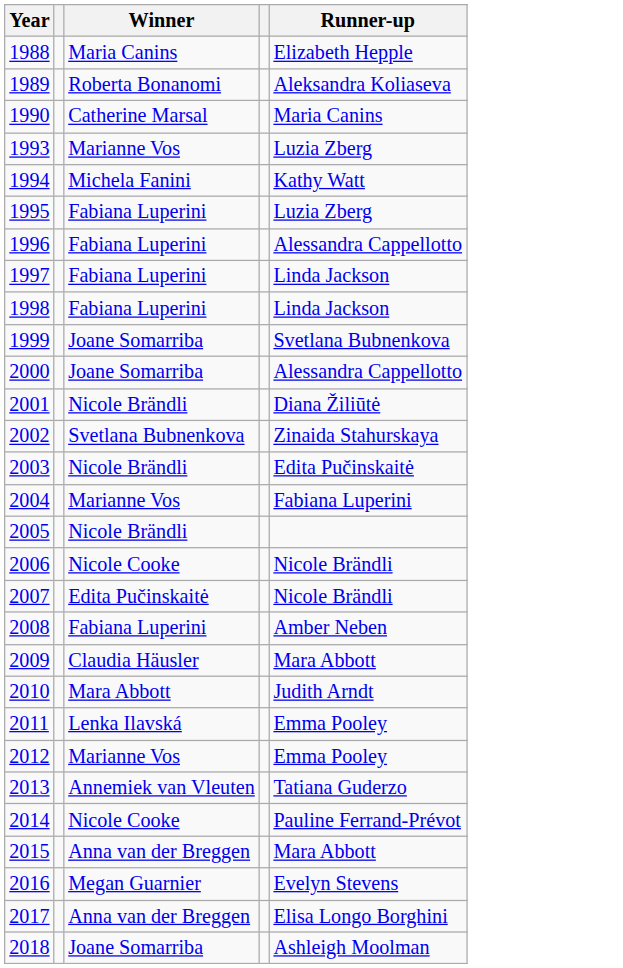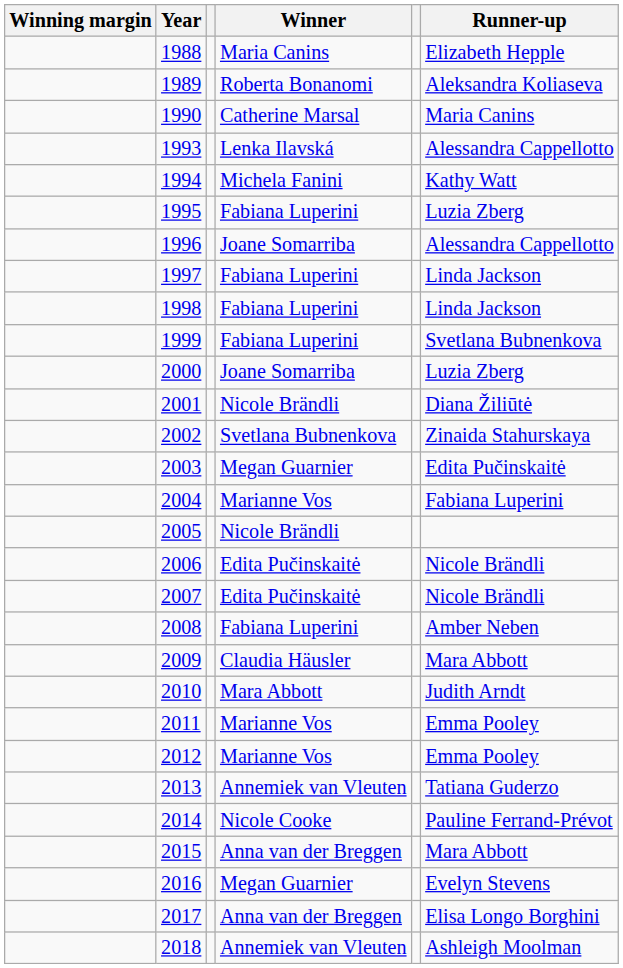+ column: (81, 20)
(124, 148) Marianne Vos -> (277, 148) Lenka Ilavská
(323, 148) Luzia Zberg -> (519, 148) Alessandra Cappellotto
(137, 244) Fabiana Luperini -> (287, 244) Joane Somarriba
(136, 340) Joane Somarriba -> (289, 340) Fabiana Luperini
(368, 372) Alessandra Cappellotto -> (475, 372) Luzia Zberg
(128, 468) Nicole Brändli -> (286, 468) Megan Guarnier
(124, 564) Nicole Cooke -> (290, 564) Edita Pučinskaitė
(125, 723) Lenka Ilavská -> (276, 723) Marianne Vos
(136, 947) Joane Somarriba -> (313, 947) Annemiek van Vleuten
